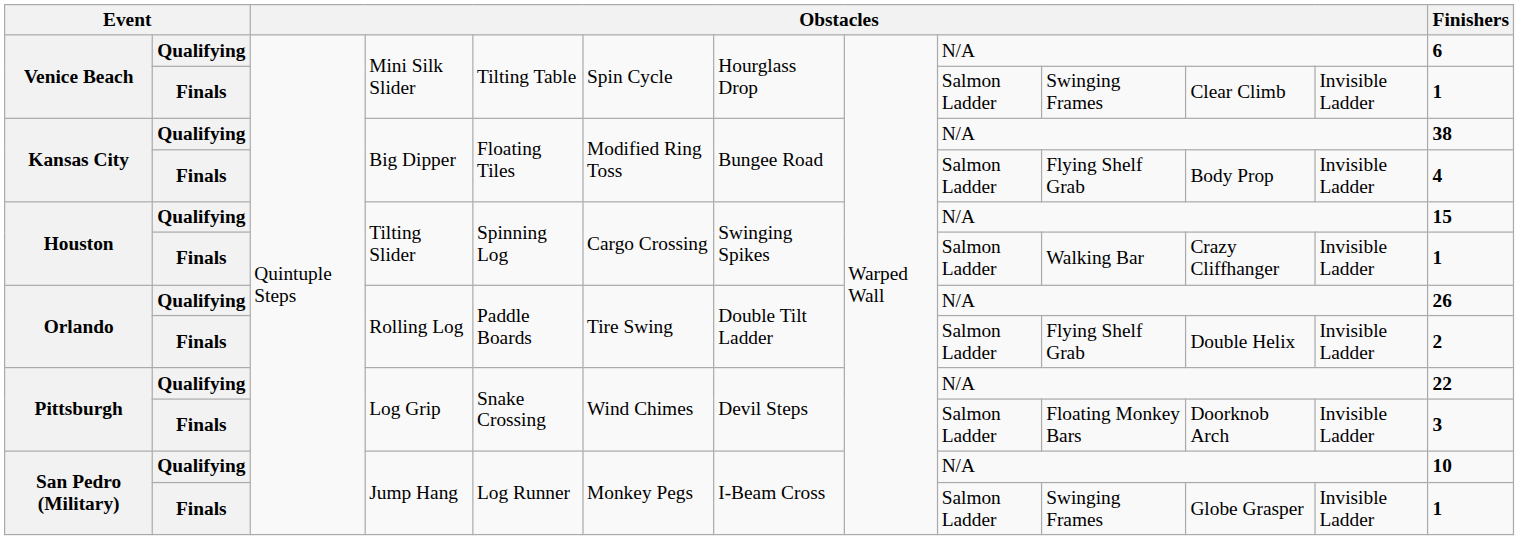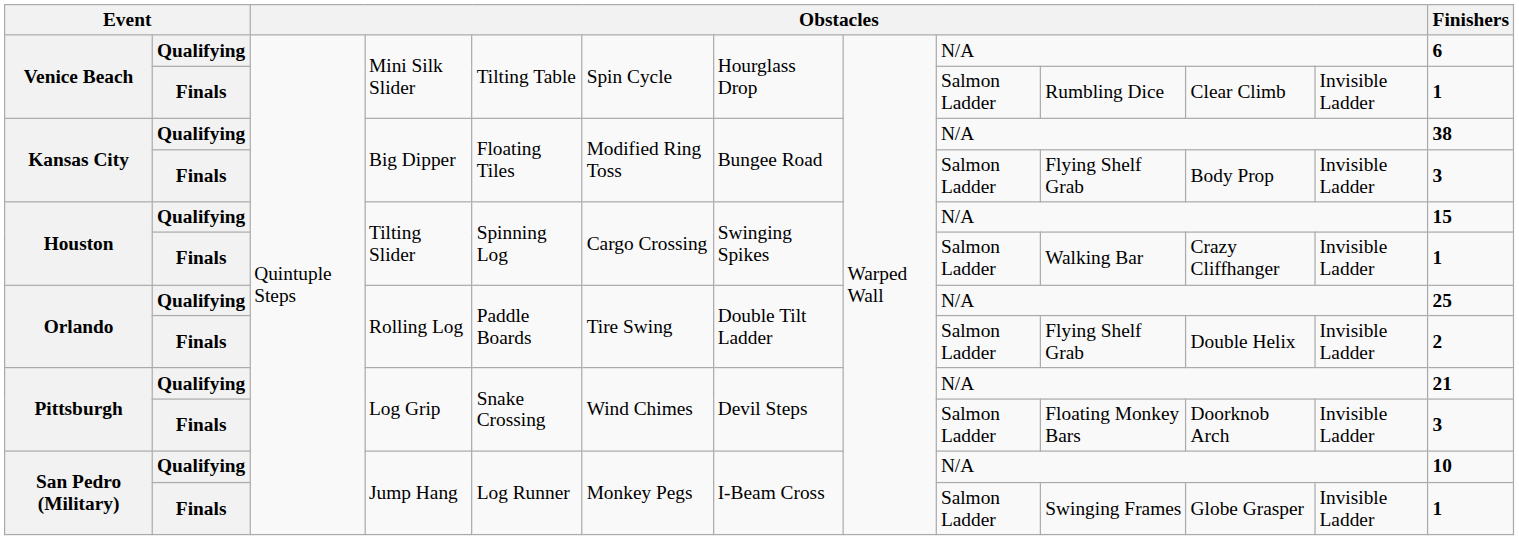(1083, 92) Swinging Frames -> (1105, 92) Rumbling Dice
(1437, 175) 4 -> (1437, 175) 3
(1442, 300) 26 -> (1442, 300) 25
(1442, 383) 22 -> (1442, 383) 21
